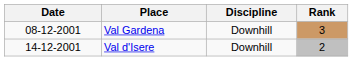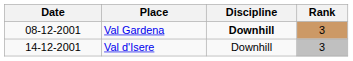(252, 30) normal -> (252, 30) bold
(322, 47) 2 -> (322, 47) 3
